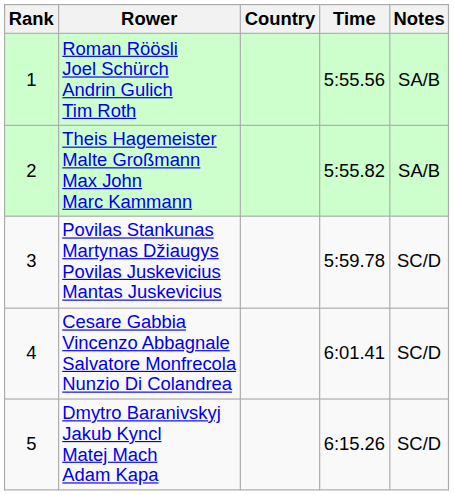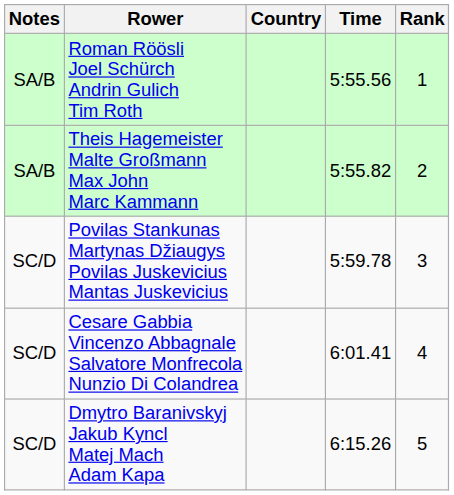columns swapped: (31, 19) <-> (419, 19)
